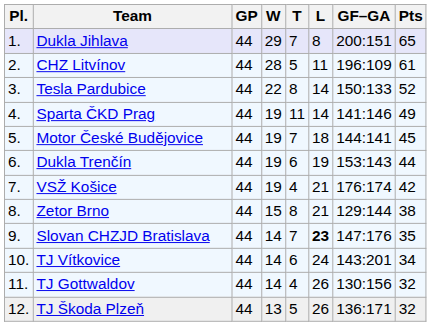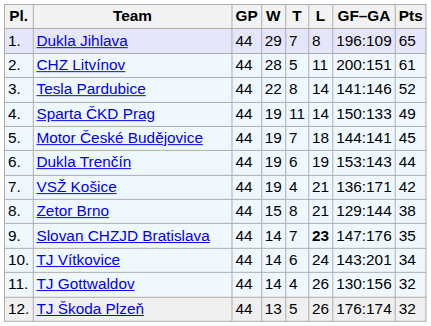(364, 41) 200:151 -> (364, 41) 196:109
(364, 65) 196:109 -> (364, 65) 200:151
(364, 89) 150:133 -> (364, 89) 141:146
(364, 114) 141:146 -> (364, 114) 150:133
(364, 187) 176:174 -> (364, 187) 136:171
(364, 308) 136:171 -> (364, 308) 176:174
